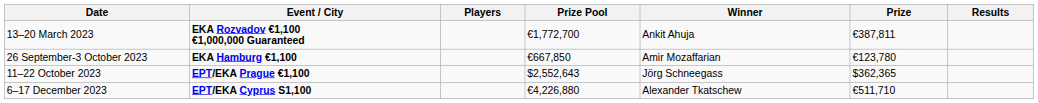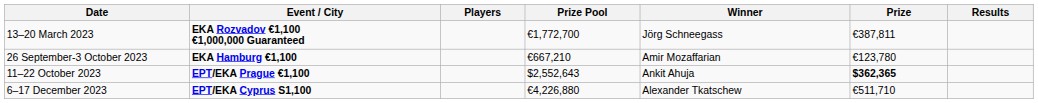(668, 35) Ankit Ahuja -> (682, 35) Jörg Schneegass
(549, 57) €667,850 -> (549, 57) €667,210
(682, 73) Jörg Schneegass -> (668, 73) Ankit Ahuja
(874, 73) normal -> (874, 73) bold
